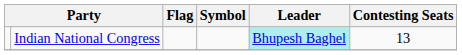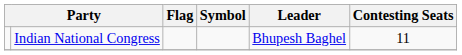(299, 38) paleturquoise background -> (299, 38) no background
(403, 38) 13 -> (403, 38) 11
